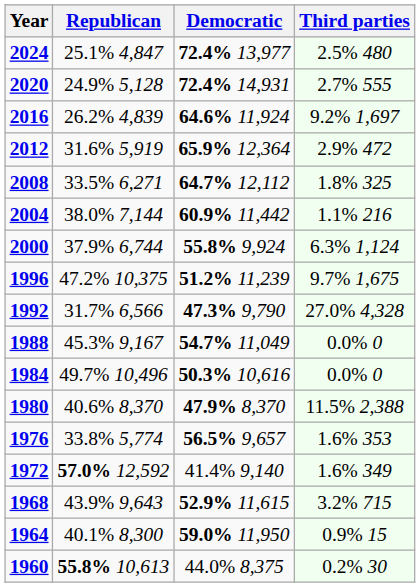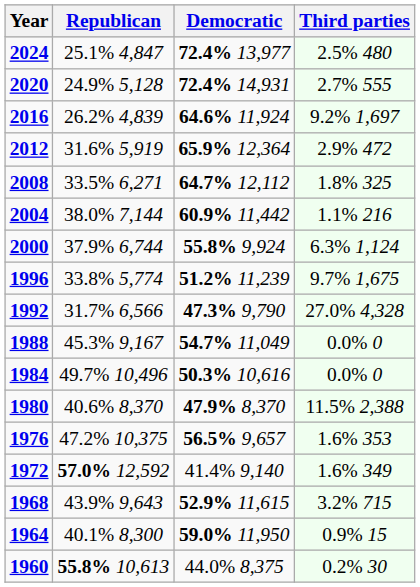(113, 277) 47.2% 10,375 -> (113, 277) 33.8% 5,774
(113, 438) 33.8% 5,774 -> (113, 438) 47.2% 10,375
